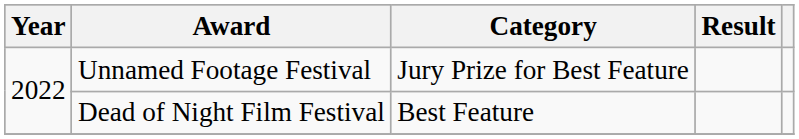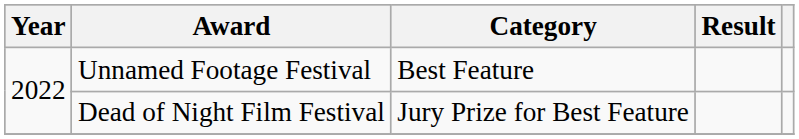(543, 69) Jury Prize for Best Feature -> (466, 69) Best Feature
(466, 112) Best Feature -> (543, 112) Jury Prize for Best Feature
